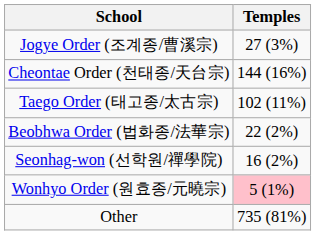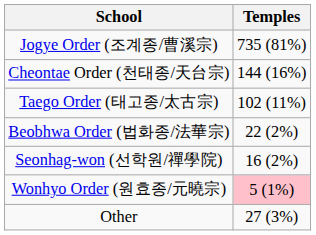(272, 44) 27 (3%) -> (272, 44) 735 (81%)
(272, 216) 735 (81%) -> (272, 216) 27 (3%)
